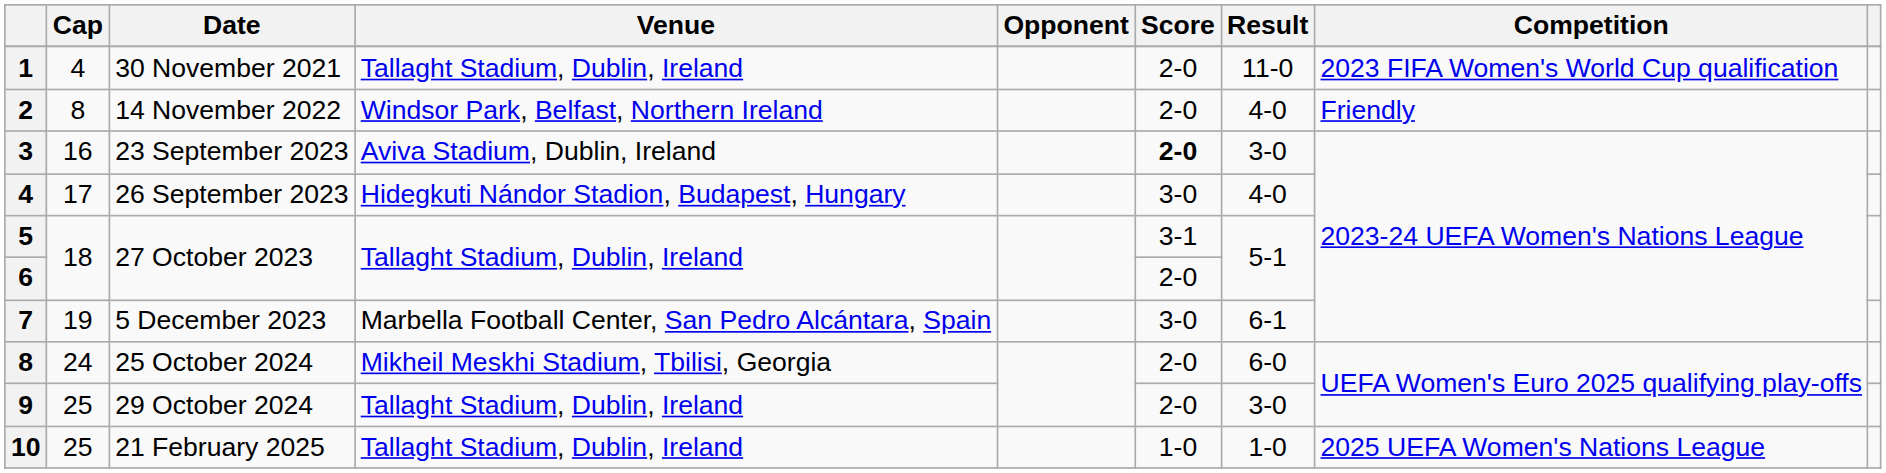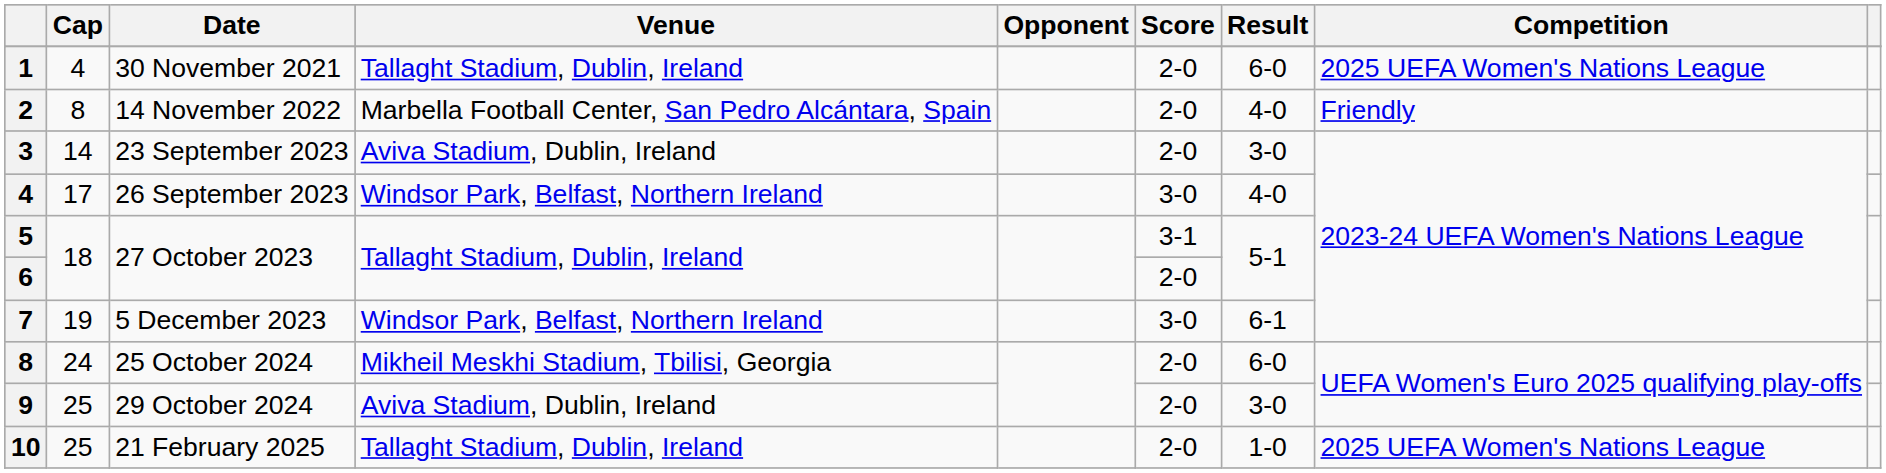(1268, 67) 11-0 -> (1268, 67) 6-0
(1579, 67) 2023 FIFA Women's World Cup qualification -> (1543, 67) 2025 UEFA Women's Nations League
(592, 109) Windsor Park, Belfast, Northern Ireland -> (676, 109) Marbella Football Center, San Pedro Alcántara, Spain
(78, 151) 16 -> (78, 151) 14
(1178, 151) bold -> (1178, 151) normal
(633, 194) Hidegkuti Nándor Stadion, Budapest, Hungary -> (592, 194) Windsor Park, Belfast, Northern Ireland
(676, 320) Marbella Football Center, San Pedro Alcántara, Spain -> (592, 320) Windsor Park, Belfast, Northern Ireland
(552, 404) Tallaght Stadium, Dublin, Ireland -> (538, 404) Aviva Stadium, Dublin, Ireland
(1178, 446) 1-0 -> (1178, 446) 2-0
